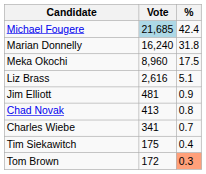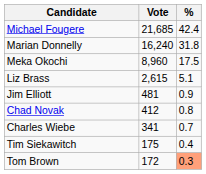(157, 29) lightblue background -> (157, 29) no background
(155, 78) 2,616 -> (155, 78) 2,615
(150, 111) 413 -> (150, 111) 412
